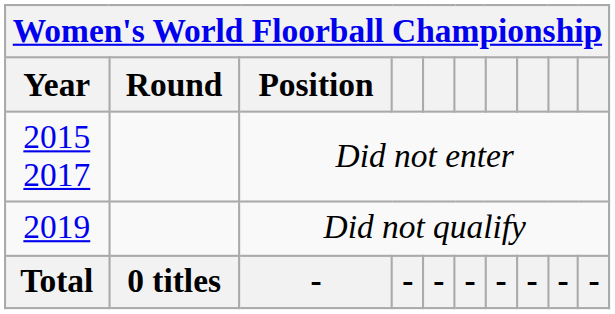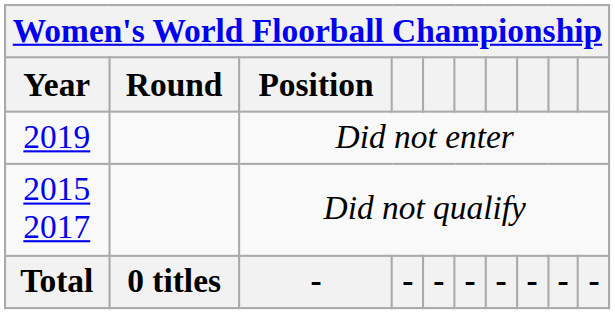(57, 155) 2015 2017 -> (57, 137) 2019
(57, 227) 2019 -> (57, 208) 2015 2017
